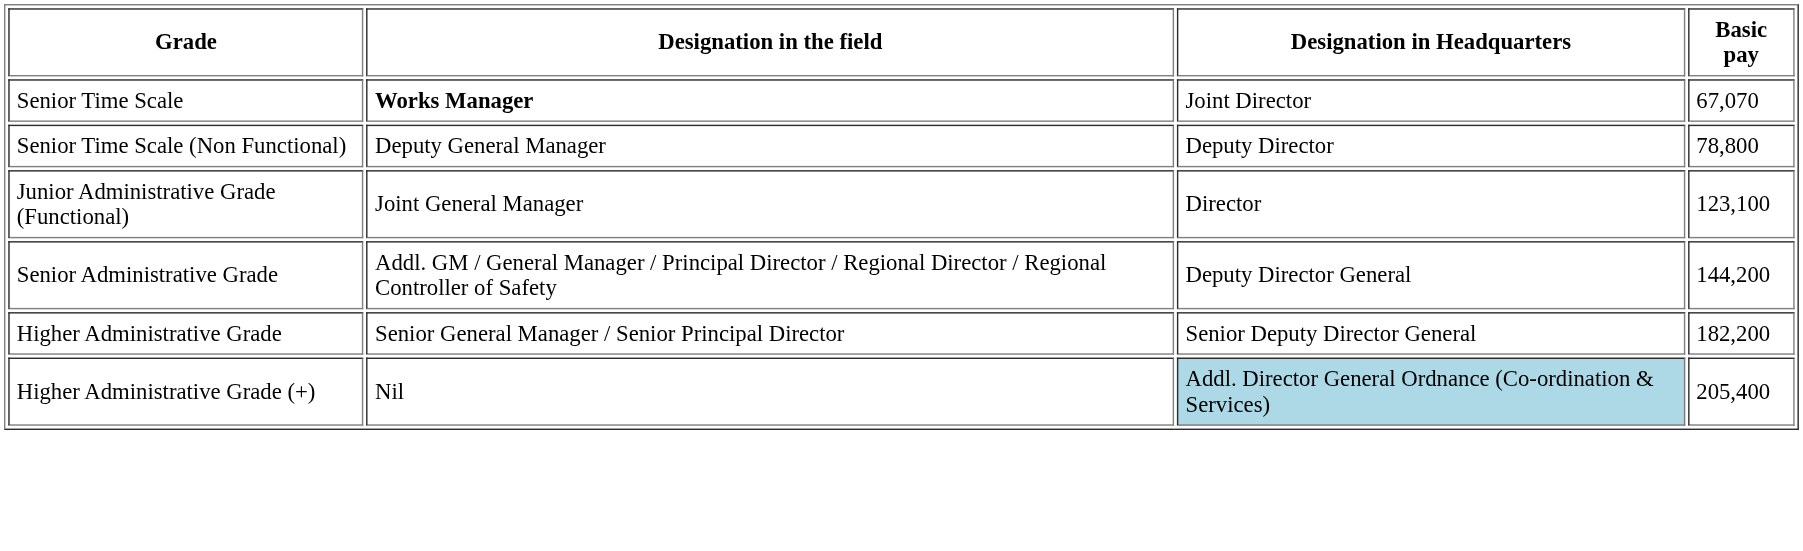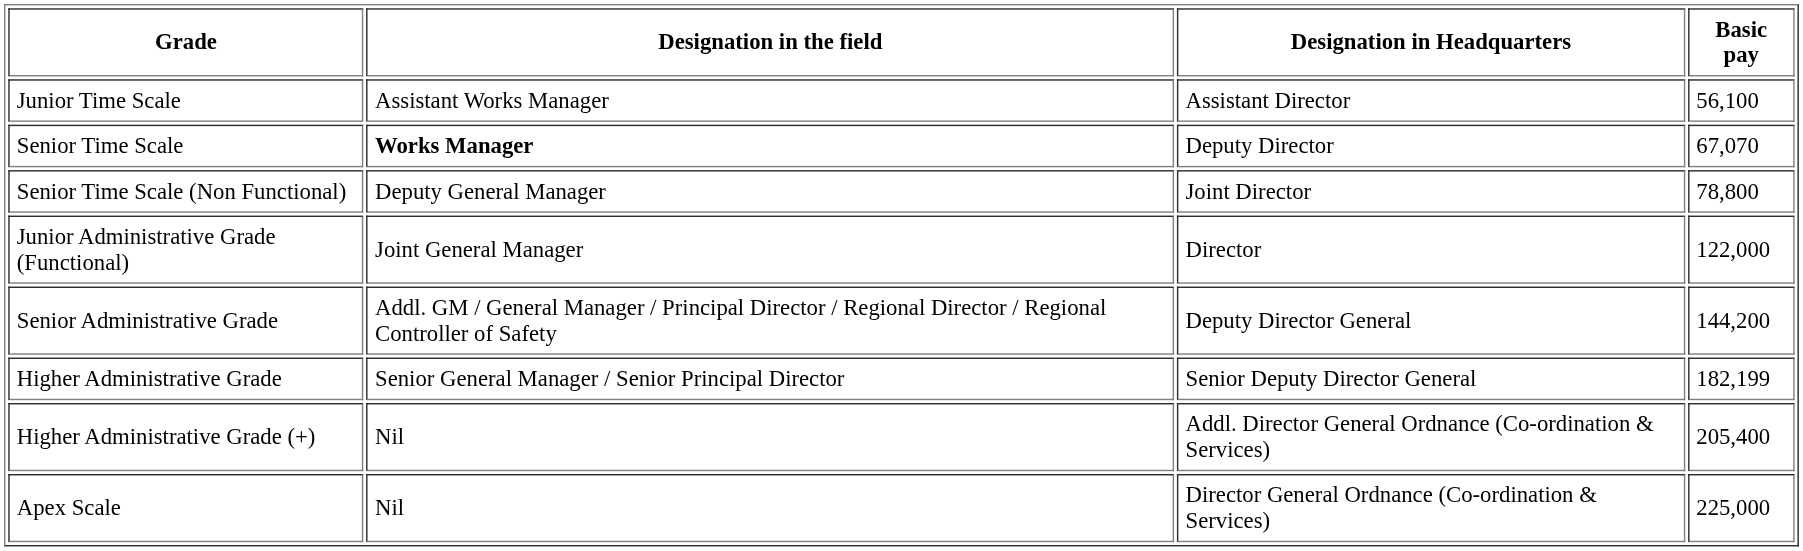+ row: (99, 100)
(1248, 100) Joint Director -> (1260, 145) Deputy Director
(1260, 145) Deputy Director -> (1248, 191) Joint Director
(1733, 204) 123,100 -> (1733, 249) 122,000
(1733, 333) 182,200 -> (1733, 378) 182,199
(1420, 391) lightblue background -> (1420, 436) no background
+ row: (69, 507)
